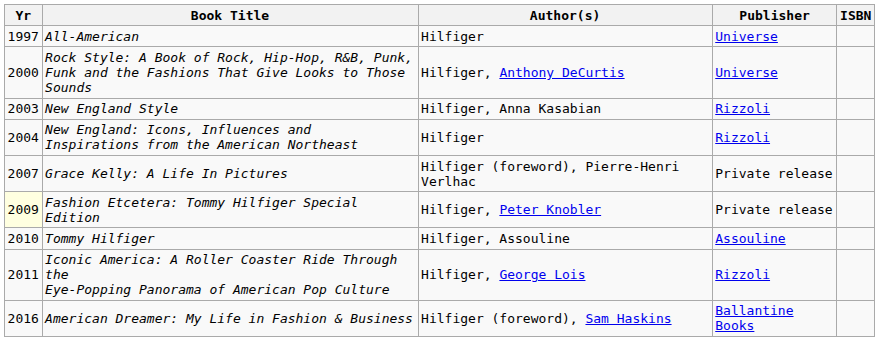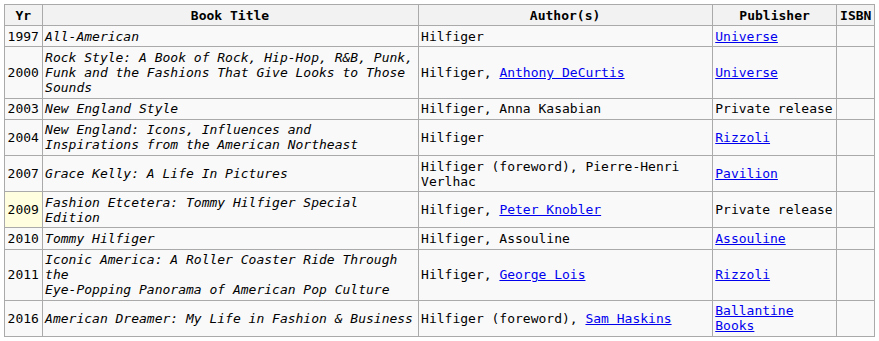(743, 109) Rizzoli -> (774, 109) Private release
(774, 174) Private release -> (747, 174) Pavilion
